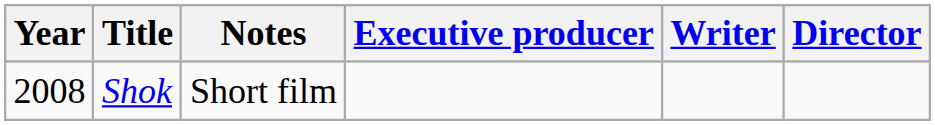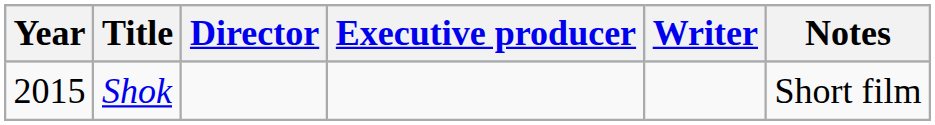columns swapped: (857, 33) <-> (263, 33)
(49, 90) 2008 -> (49, 90) 2015
